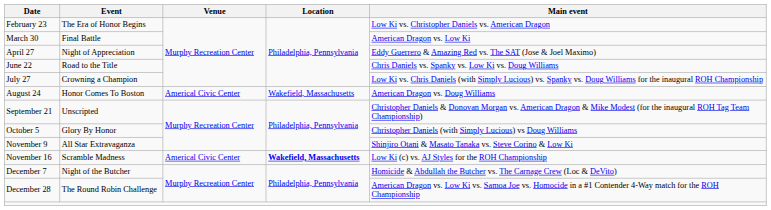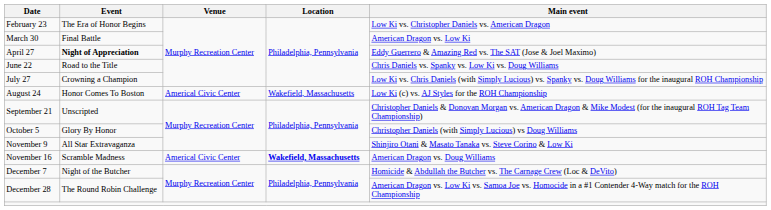(98, 51) normal -> (100, 51) bold
(433, 93) American Dragon vs. Doug Williams -> (459, 93) Low Ki (c) vs. AJ Styles for the ROH Championship
(459, 157) Low Ki (c) vs. AJ Styles for the ROH Championship -> (433, 157) American Dragon vs. Doug Williams
